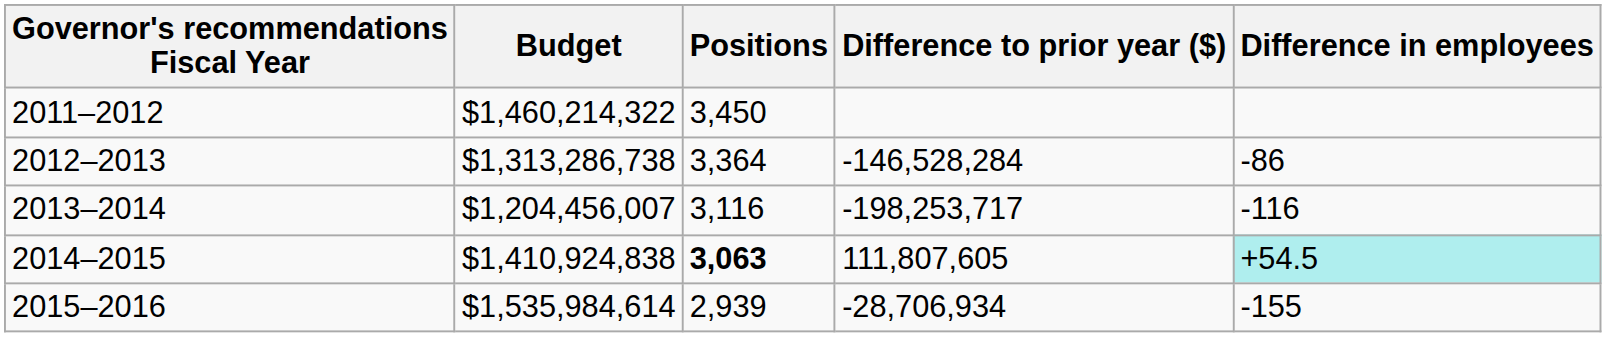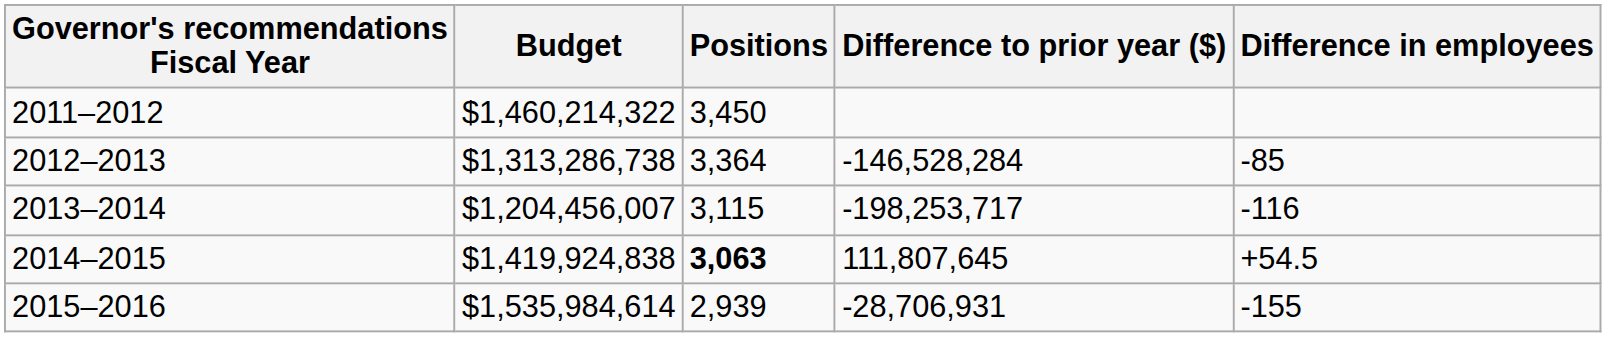(1263, 160) -86 -> (1263, 160) -85
(727, 209) 3,116 -> (727, 209) 3,115
(569, 258) $1,410,924,838 -> (569, 258) $1,419,924,838
(925, 258) 111,807,605 -> (925, 258) 111,807,645
(1279, 258) paleturquoise background -> (1279, 258) no background
(924, 307) -28,706,934 -> (924, 307) -28,706,931
